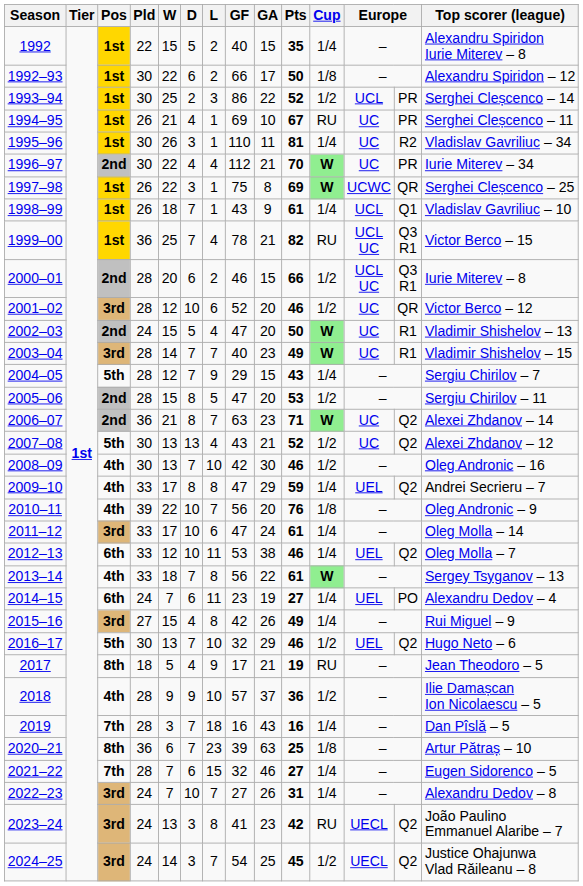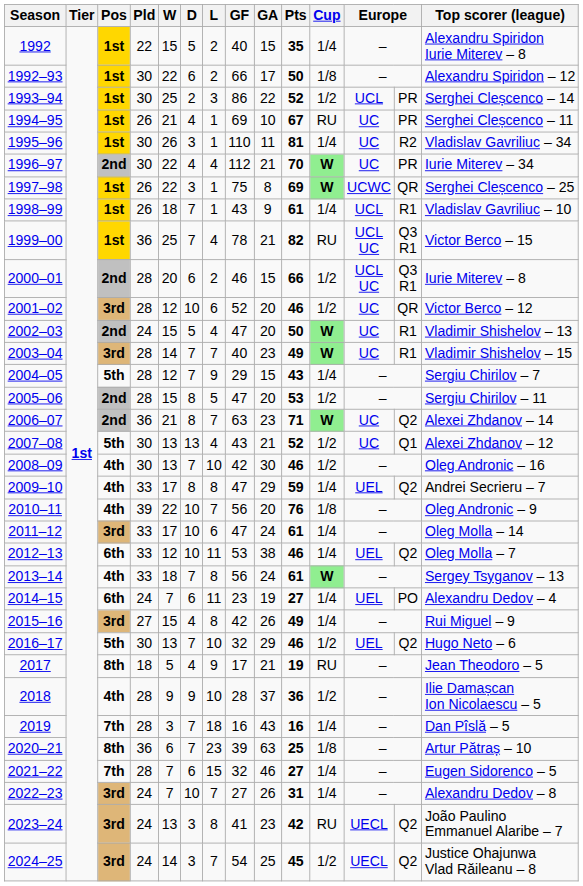(408, 210) Q1 -> (408, 210) R1
(408, 442) Q2 -> (408, 442) Q1
(268, 576) 22 -> (268, 576) 24
(239, 696) 57 -> (239, 696) 28
